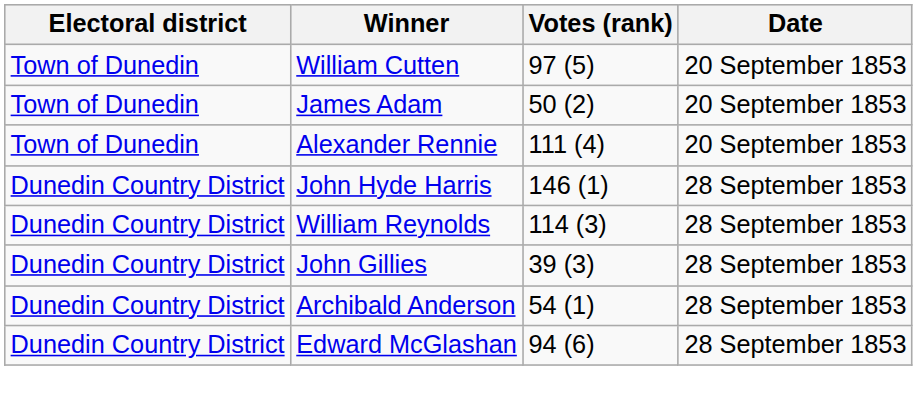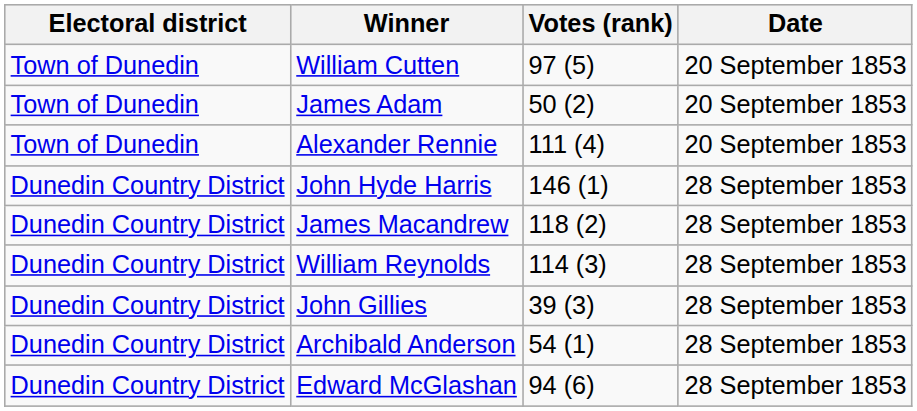+ row: (402, 225)
